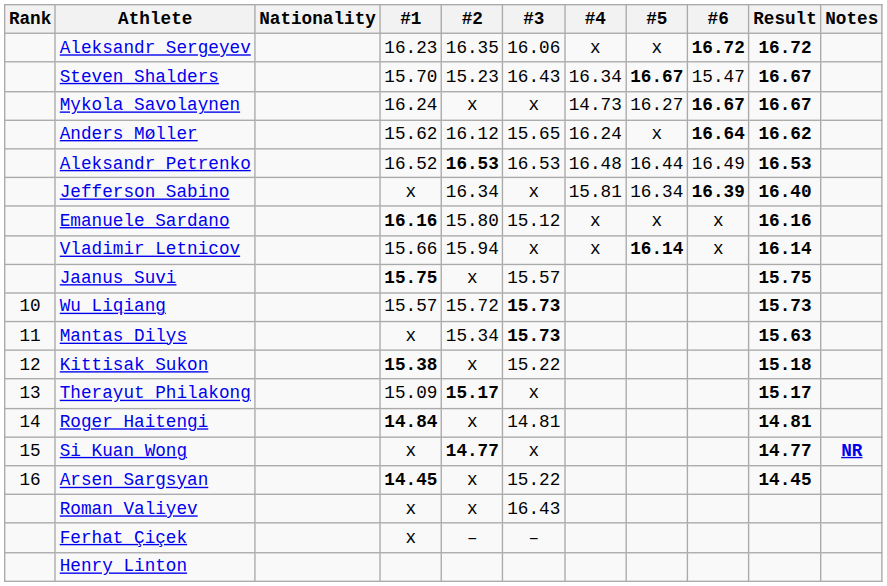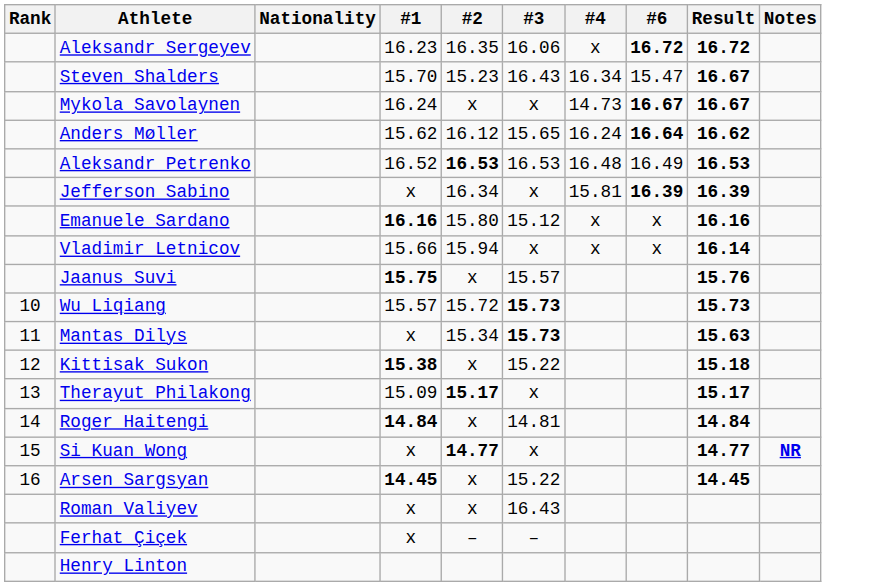- column: (657, 19)
(785, 192) 16.40 -> (724, 192) 16.39
(785, 278) 15.75 -> (724, 278) 15.76
(785, 422) 14.81 -> (724, 422) 14.84
